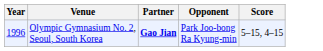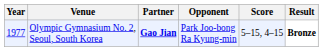+ column: (302, 12)
(16, 33) 1996 -> (16, 33) 1977
